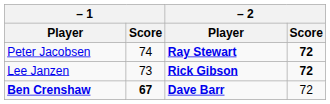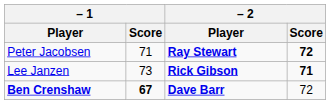(146, 52) 74 -> (146, 52) 71
(306, 71) 72 -> (306, 71) 71
